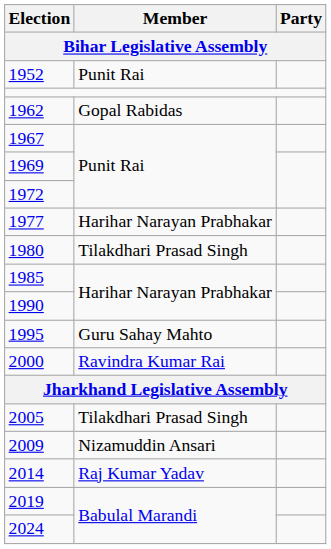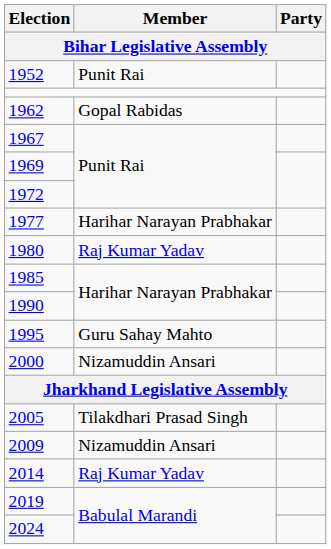(163, 249) Tilakdhari Prasad Singh -> (141, 249) Raj Kumar Yadav
(152, 361) Ravindra Kumar Rai -> (147, 361) Nizamuddin Ansari
